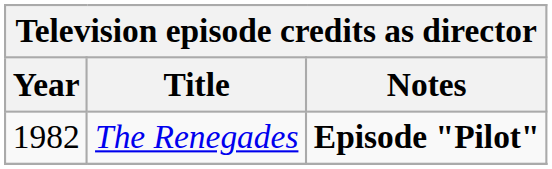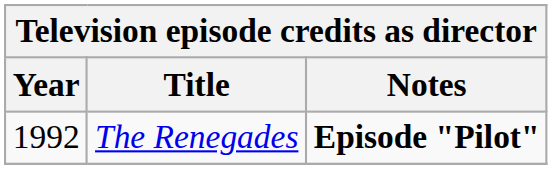(46, 137) 1982 -> (46, 137) 1992
